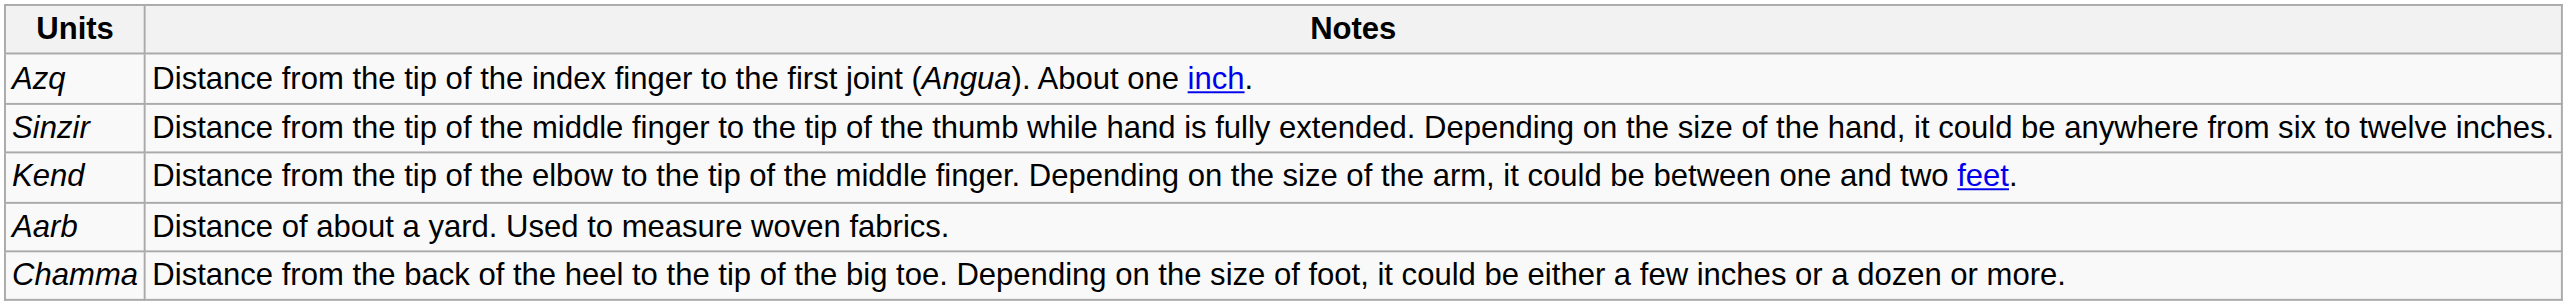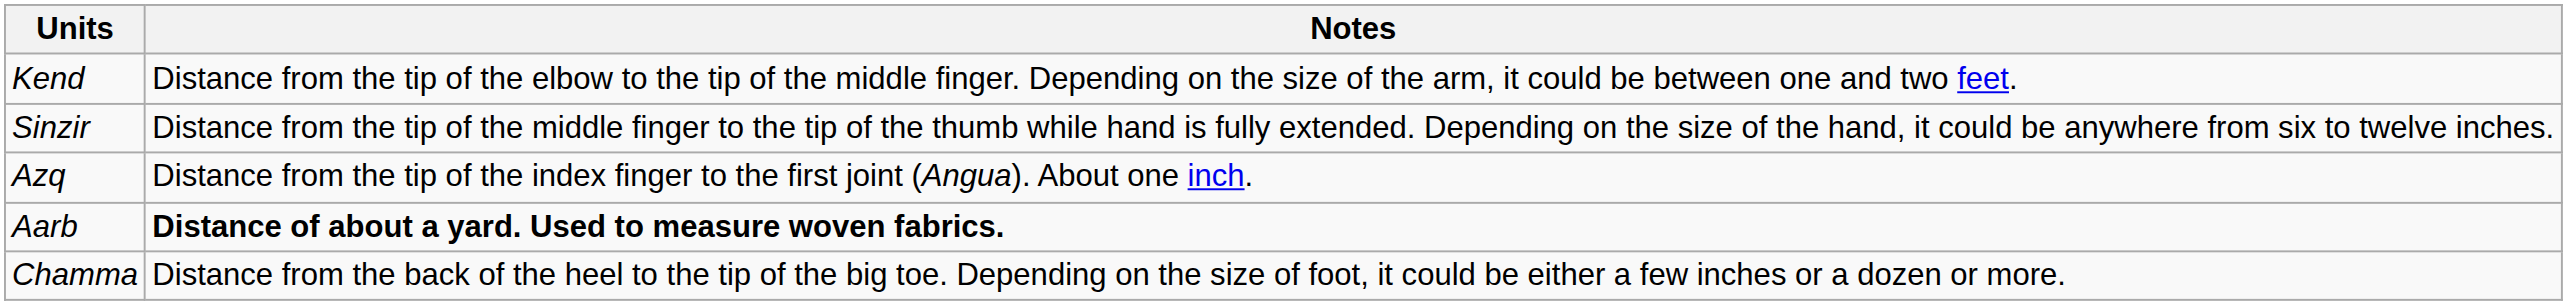rows swapped: (39, 78) <-> (48, 176)
(551, 226) normal -> (578, 226) bold
